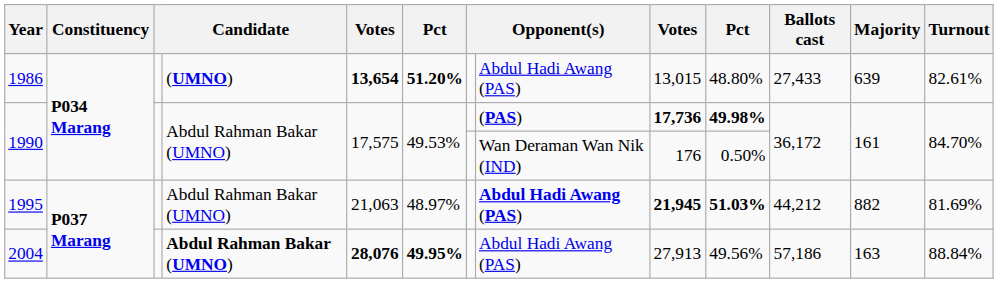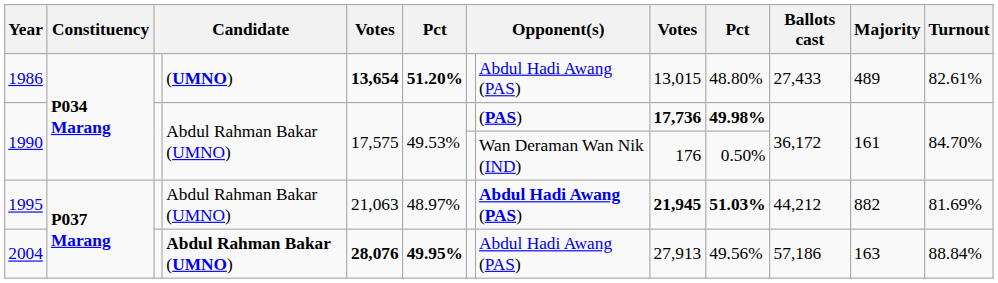(867, 78) 639 -> (867, 78) 489
